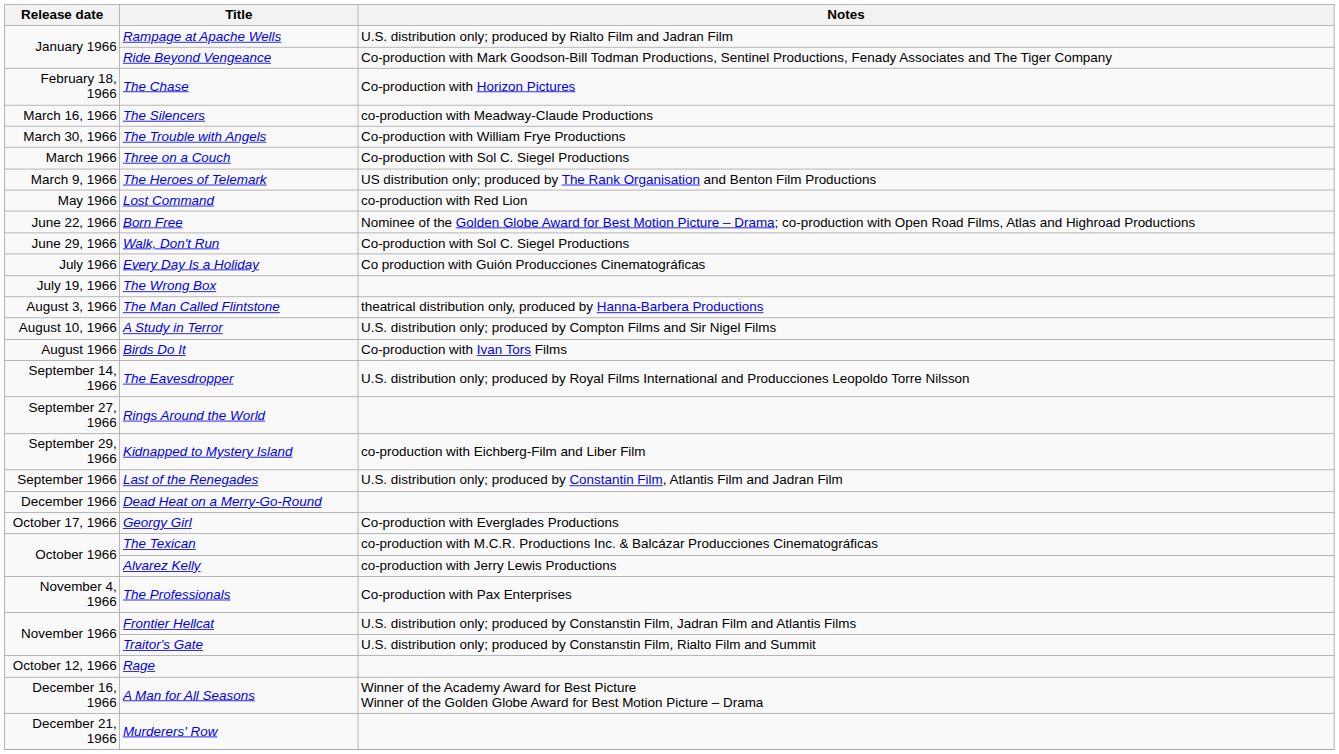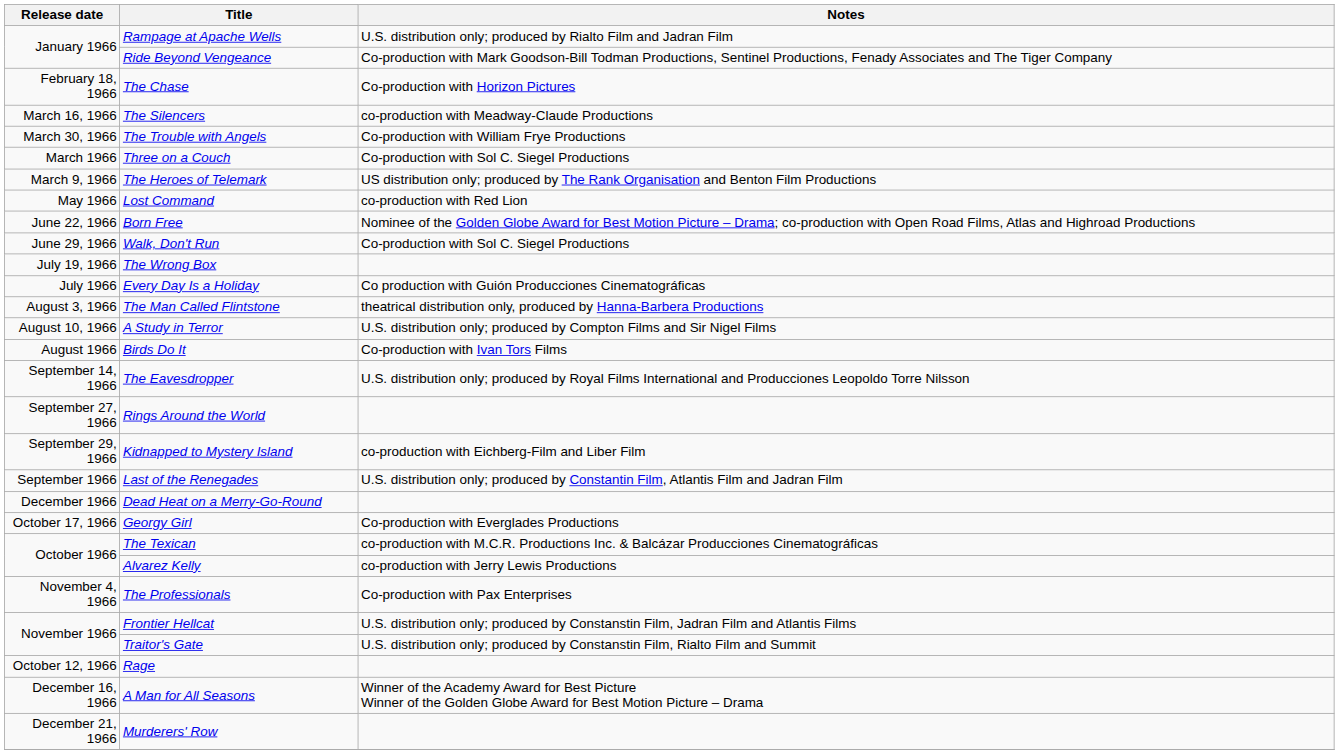rows swapped: (170, 286) <-> (191, 264)
